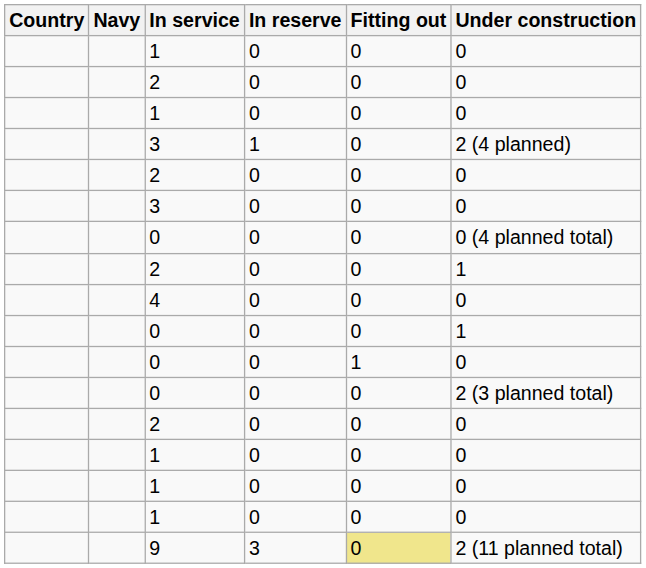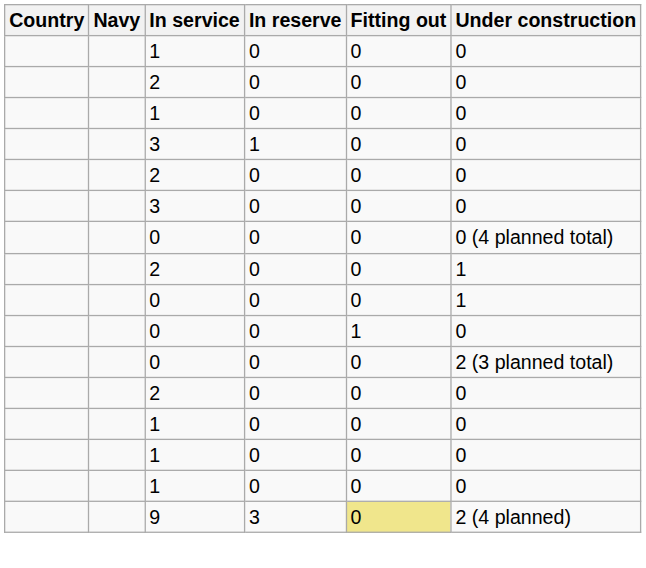(513, 145) 2 (4 planned) -> (461, 145) 0
- row: (155, 300)
(539, 548) 2 (11 planned total) -> (513, 517) 2 (4 planned)
